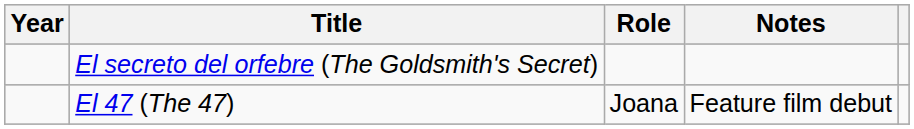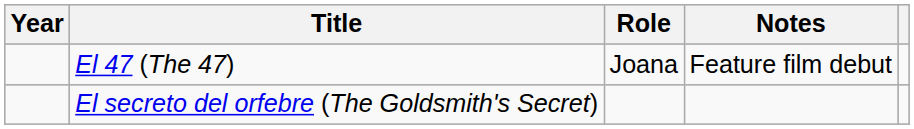rows swapped: (155, 104) <-> (337, 64)
